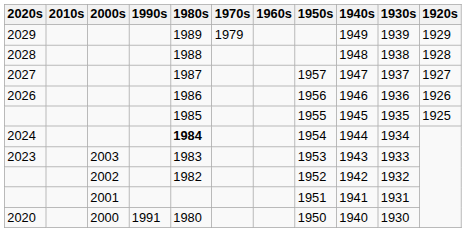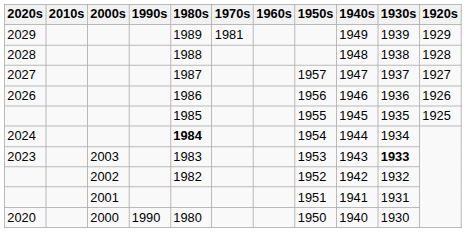(229, 34) 1979 -> (229, 34) 1981
(395, 156) normal -> (395, 156) bold
(146, 217) 1991 -> (146, 217) 1990
